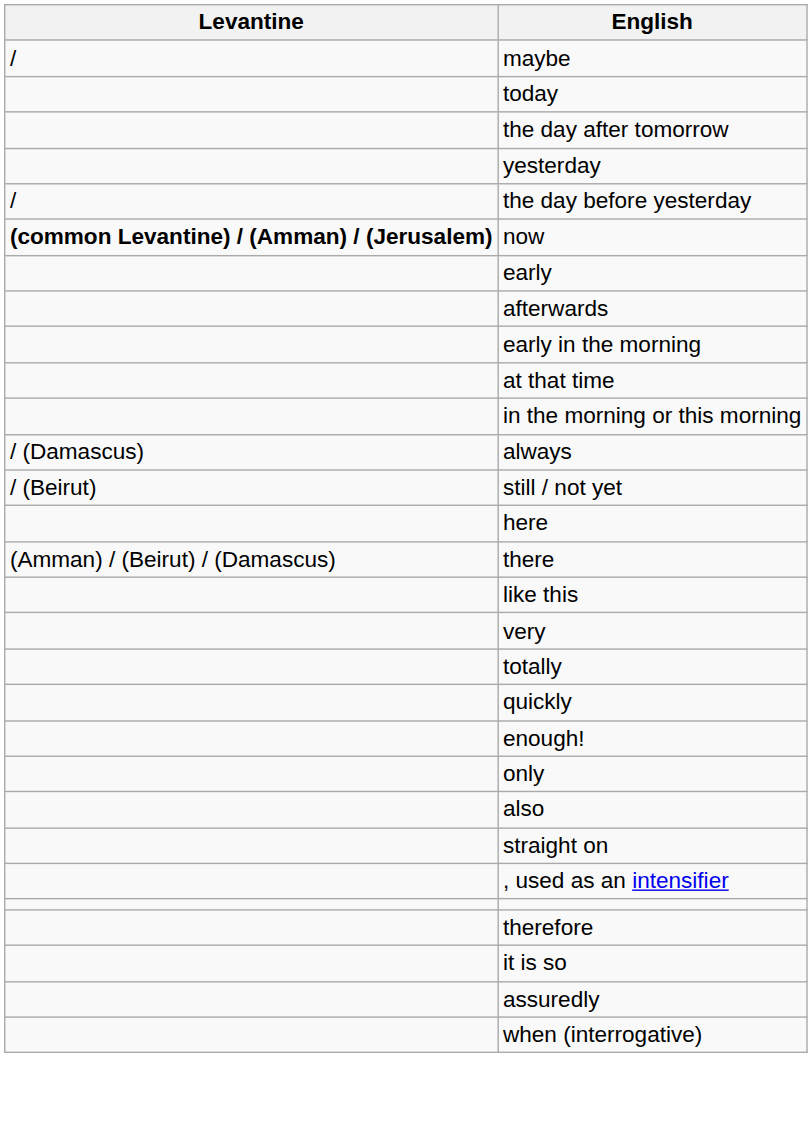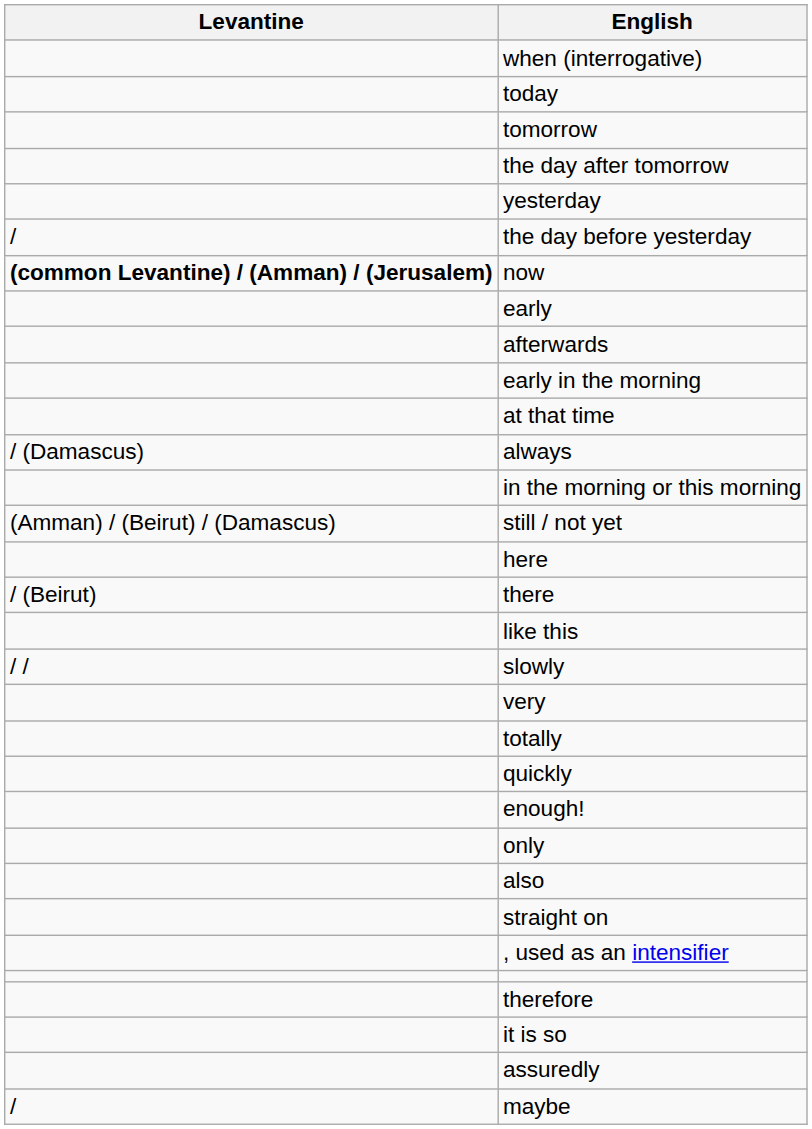rows swapped: (603, 1034) <-> (537, 58)
+ row: (550, 129)
rows swapped: (652, 415) <-> (537, 451)
(53, 487) / (Beirut) -> (173, 523) (Amman) / (Beirut) / (Damascus)
(173, 559) (Amman) / (Beirut) / (Damascus) -> (53, 594) / (Beirut)
+ row: (534, 666)
